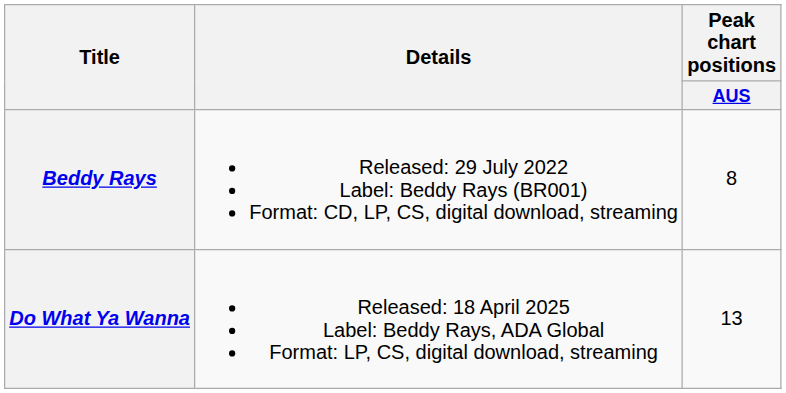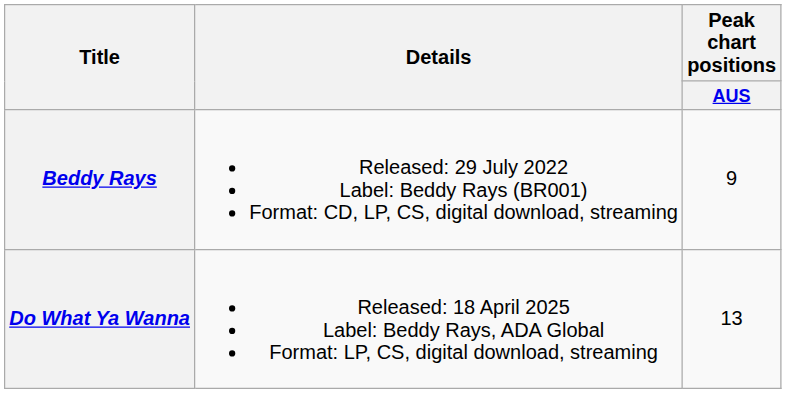(732, 179) 8 -> (732, 179) 9
